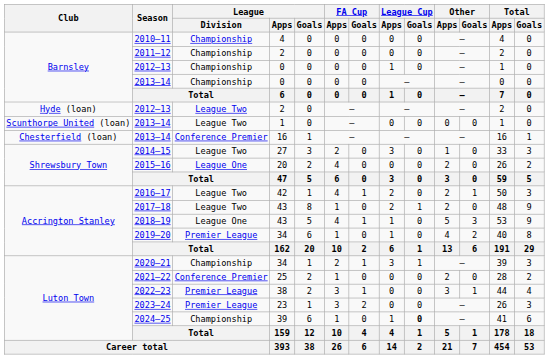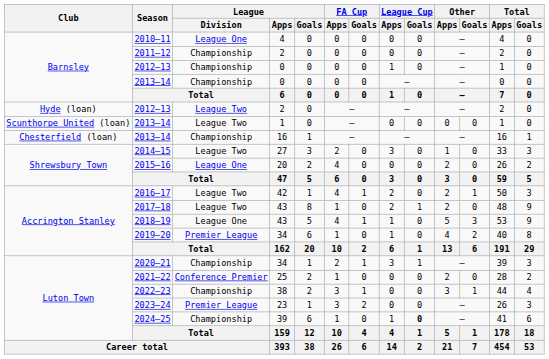(221, 39) Championship -> (221, 39) League One
(221, 137) Conference Premier -> (221, 137) Championship
(221, 291) Premier League -> (221, 291) Championship
